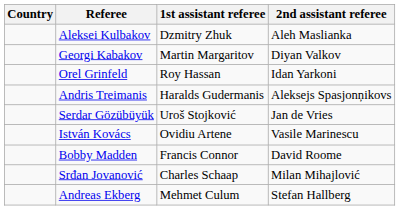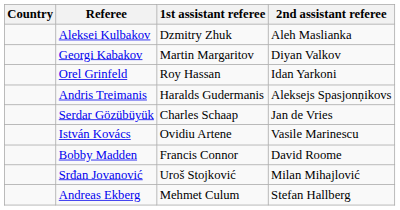(198, 114) Uroš Stojković -> (199, 114) Charles Schaap
(199, 174) Charles Schaap -> (198, 174) Uroš Stojković
